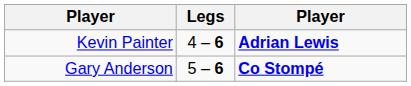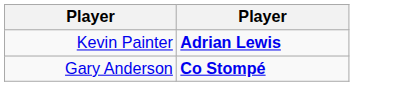- column: (206, 17)
